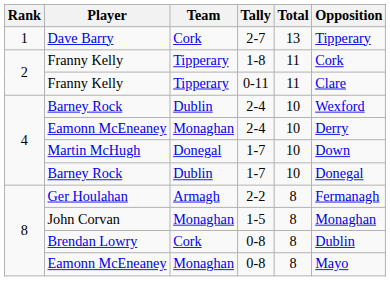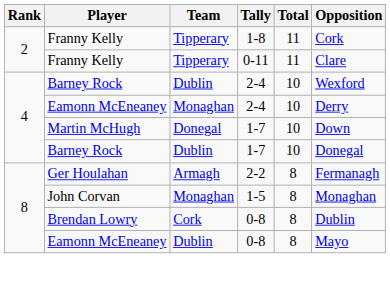- row: (81, 38)
(204, 264) Monaghan -> (193, 241) Dublin
